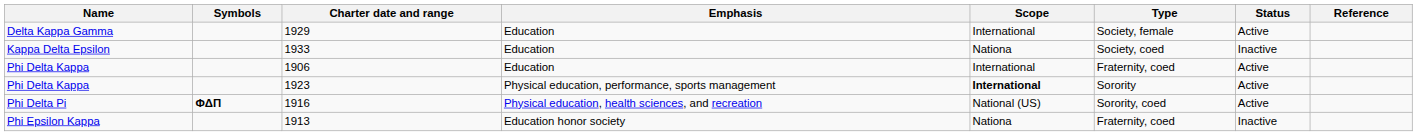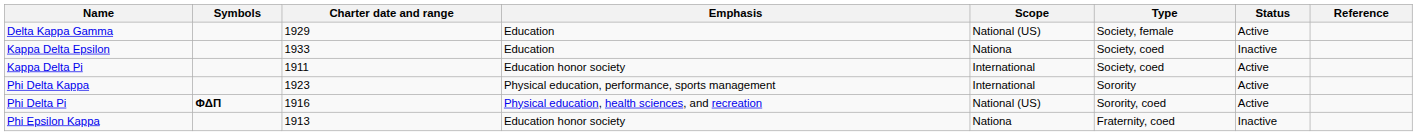(1004, 31) International -> (1007, 31) National (US)
+ row: (297, 67)
- row: (297, 67)
(1007, 85) bold -> (1004, 85) normal
